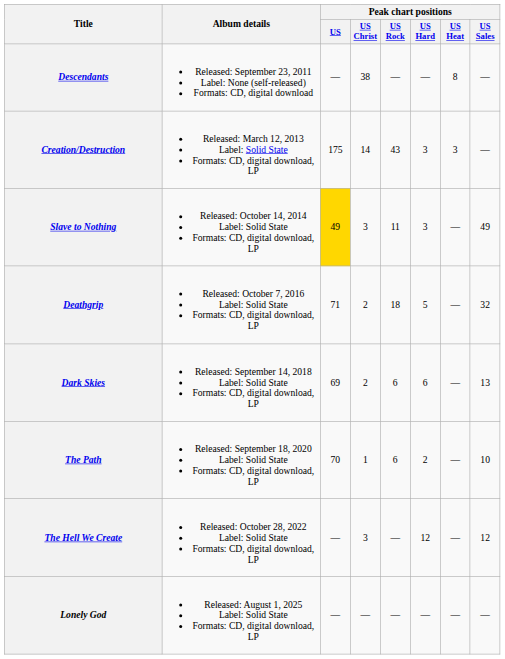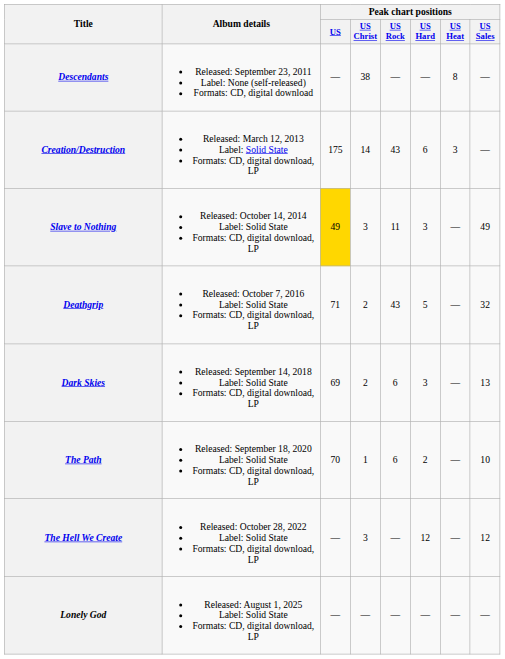(425, 149) 3 -> (425, 149) 6
(395, 305) 18 -> (395, 305) 43
(425, 382) 6 -> (425, 382) 3
